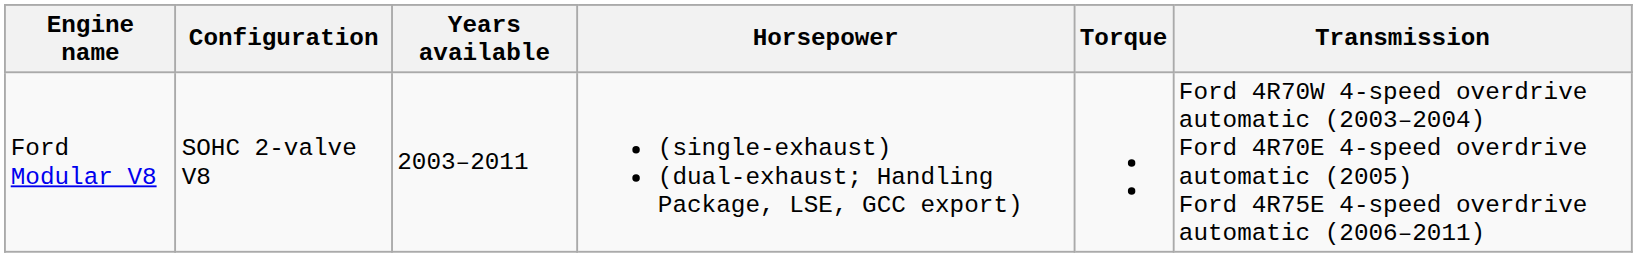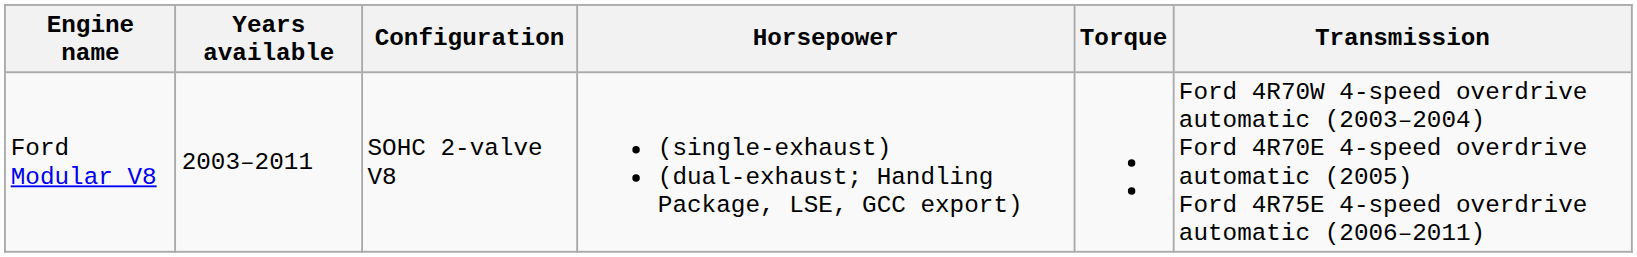columns swapped: (484, 39) <-> (284, 39)
